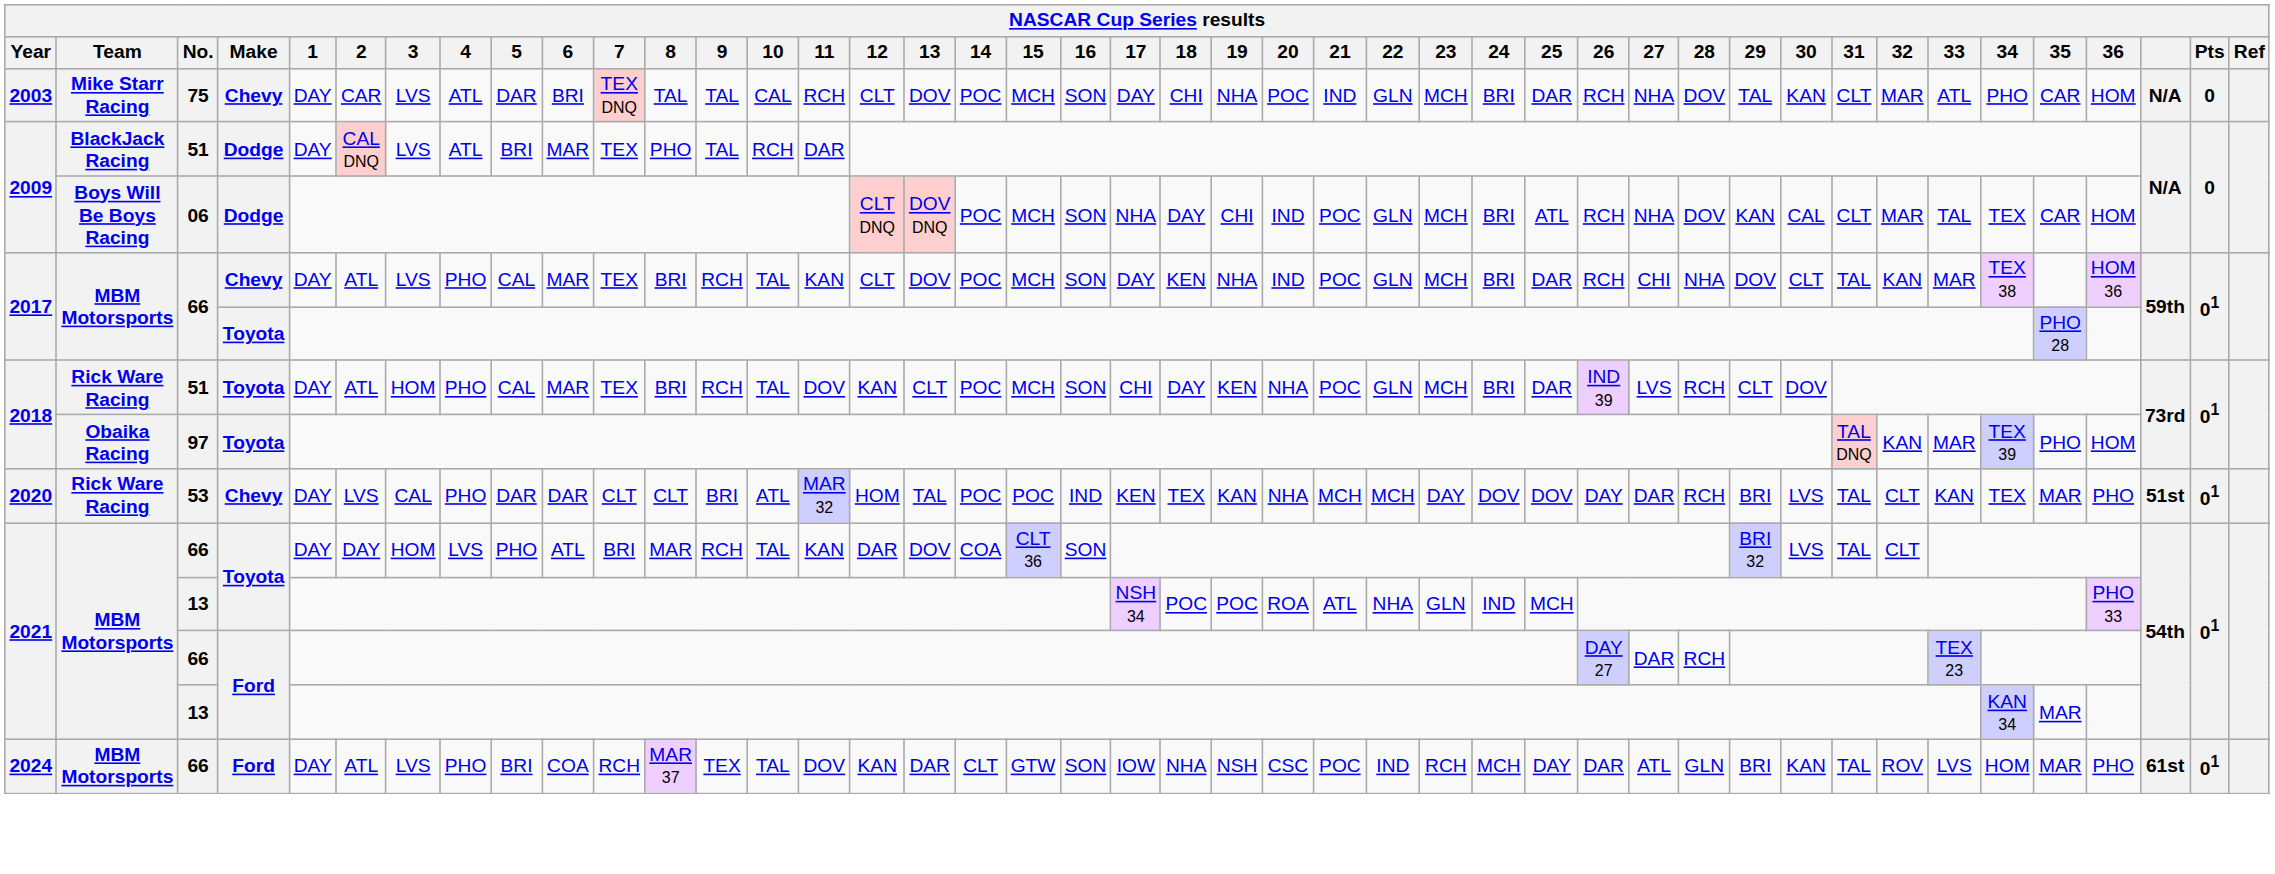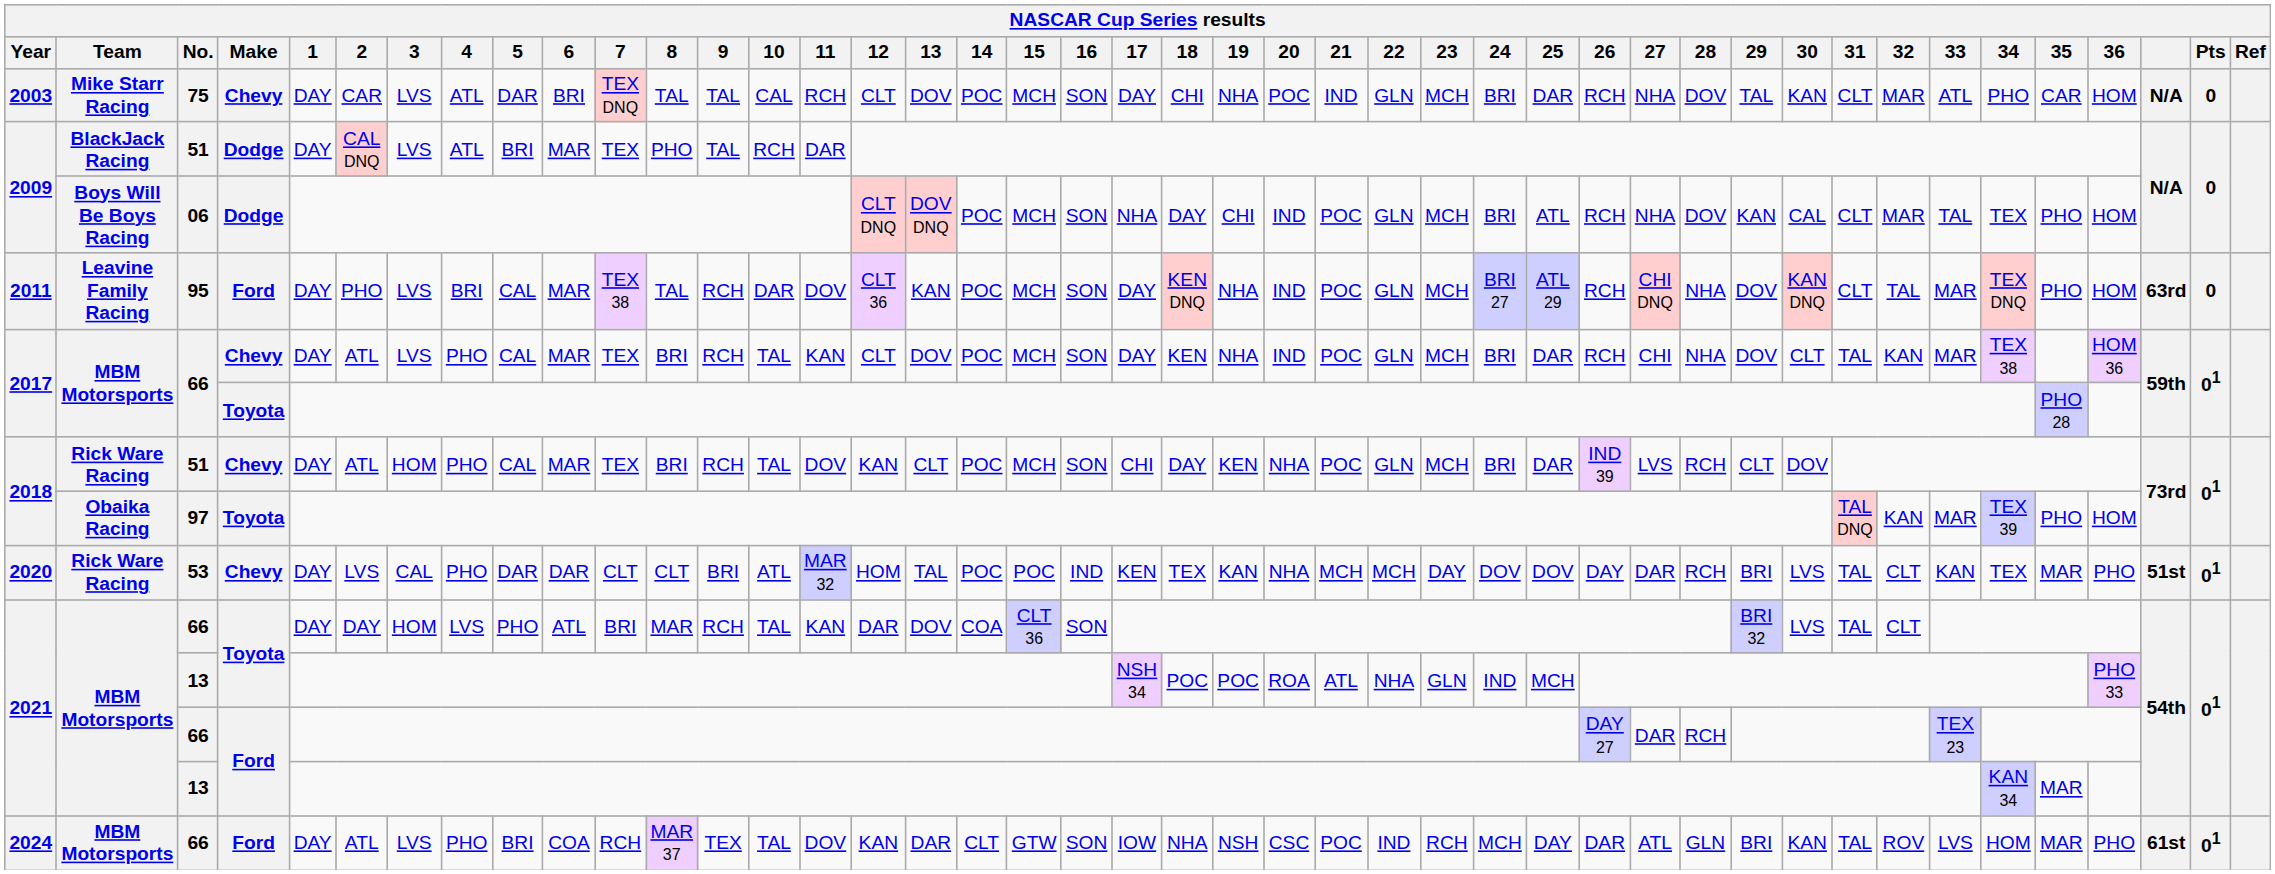(2060, 214) CAR -> (2061, 214) PHO
+ row: (31, 291)
(254, 388) Toyota -> (254, 464) Chevy
